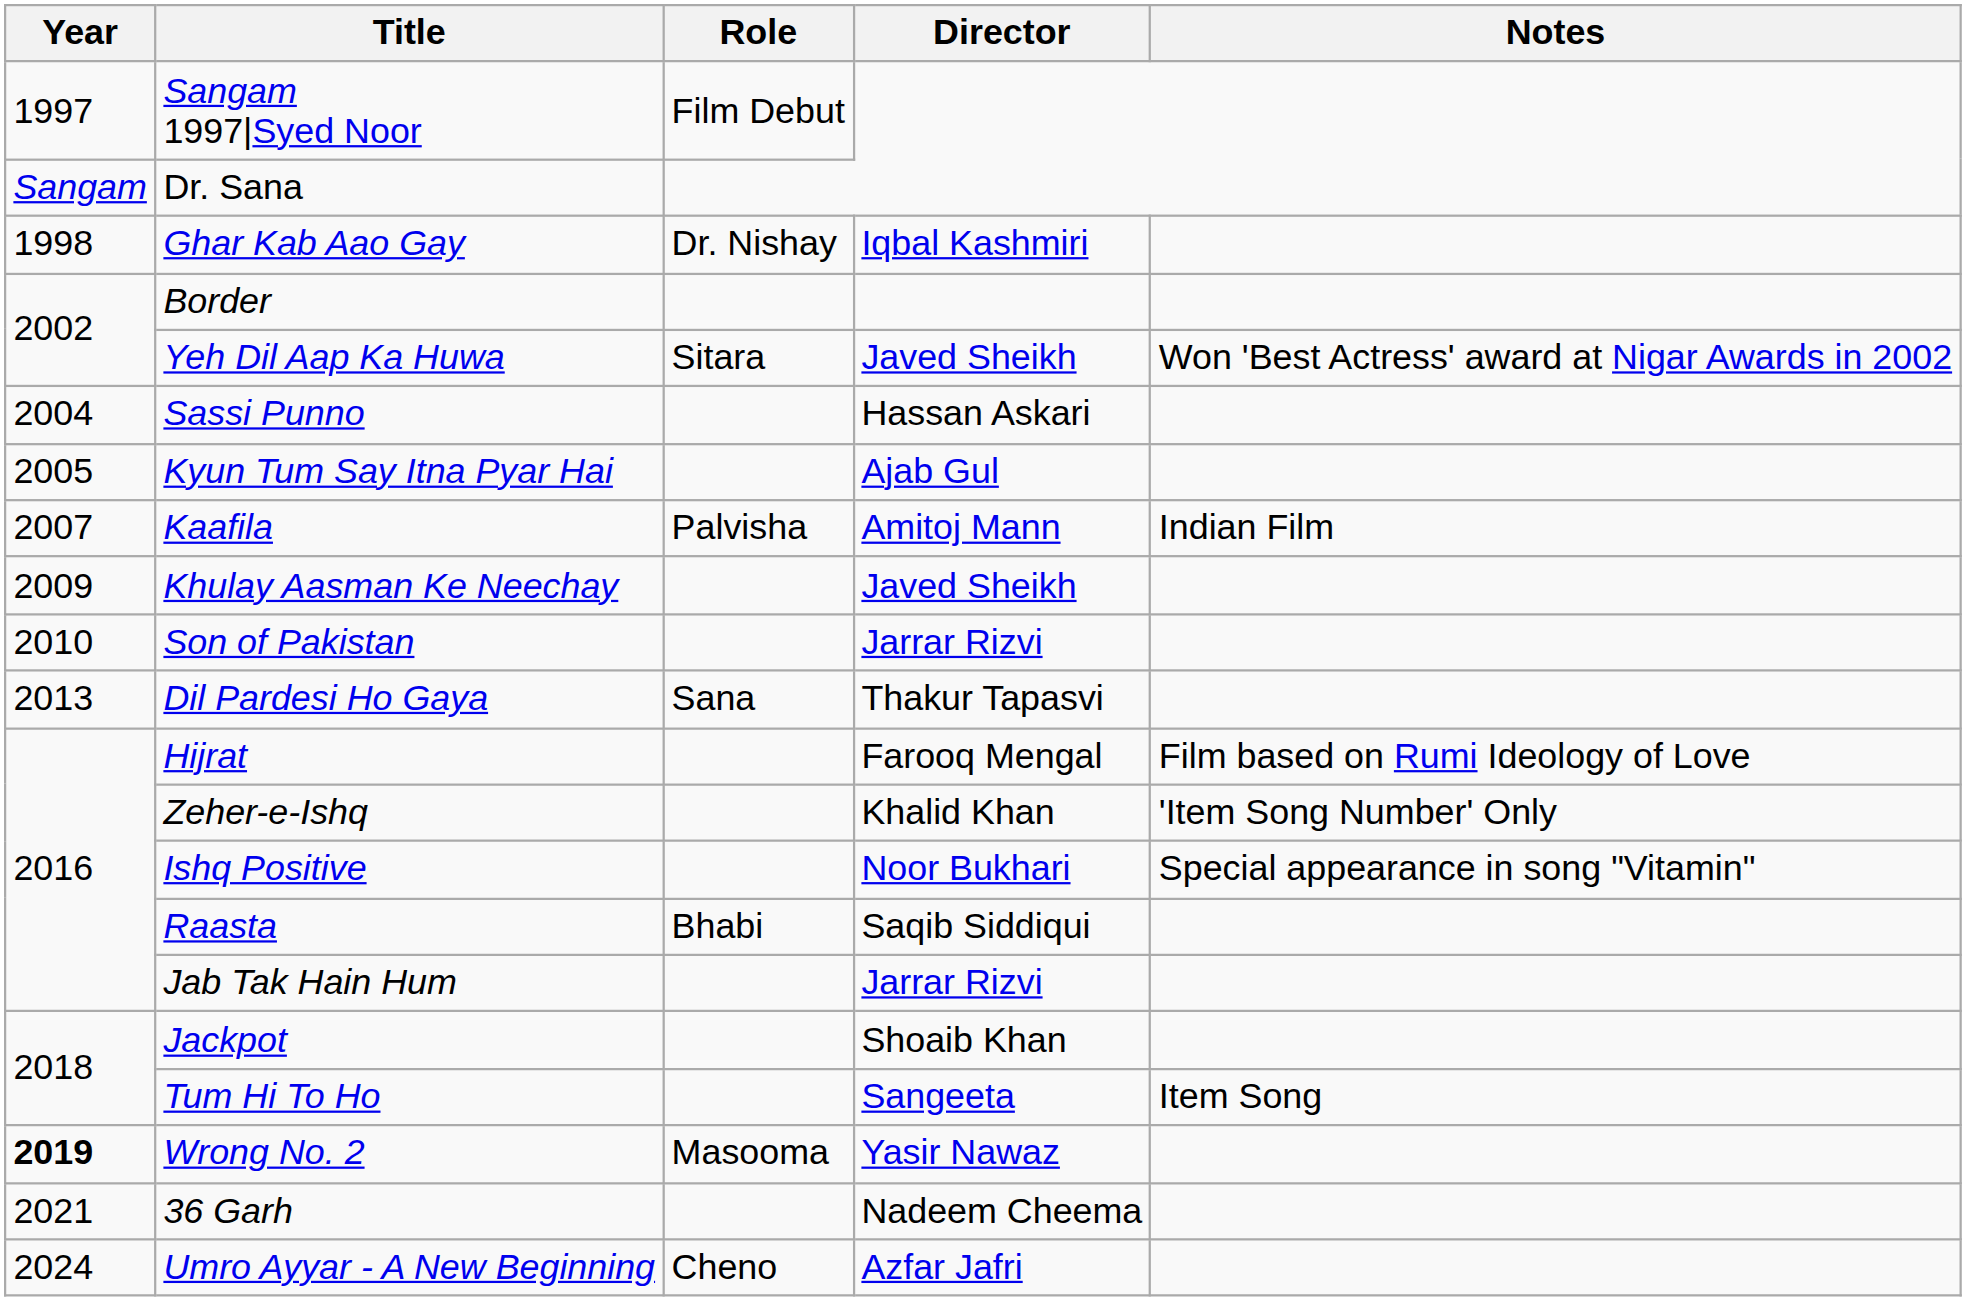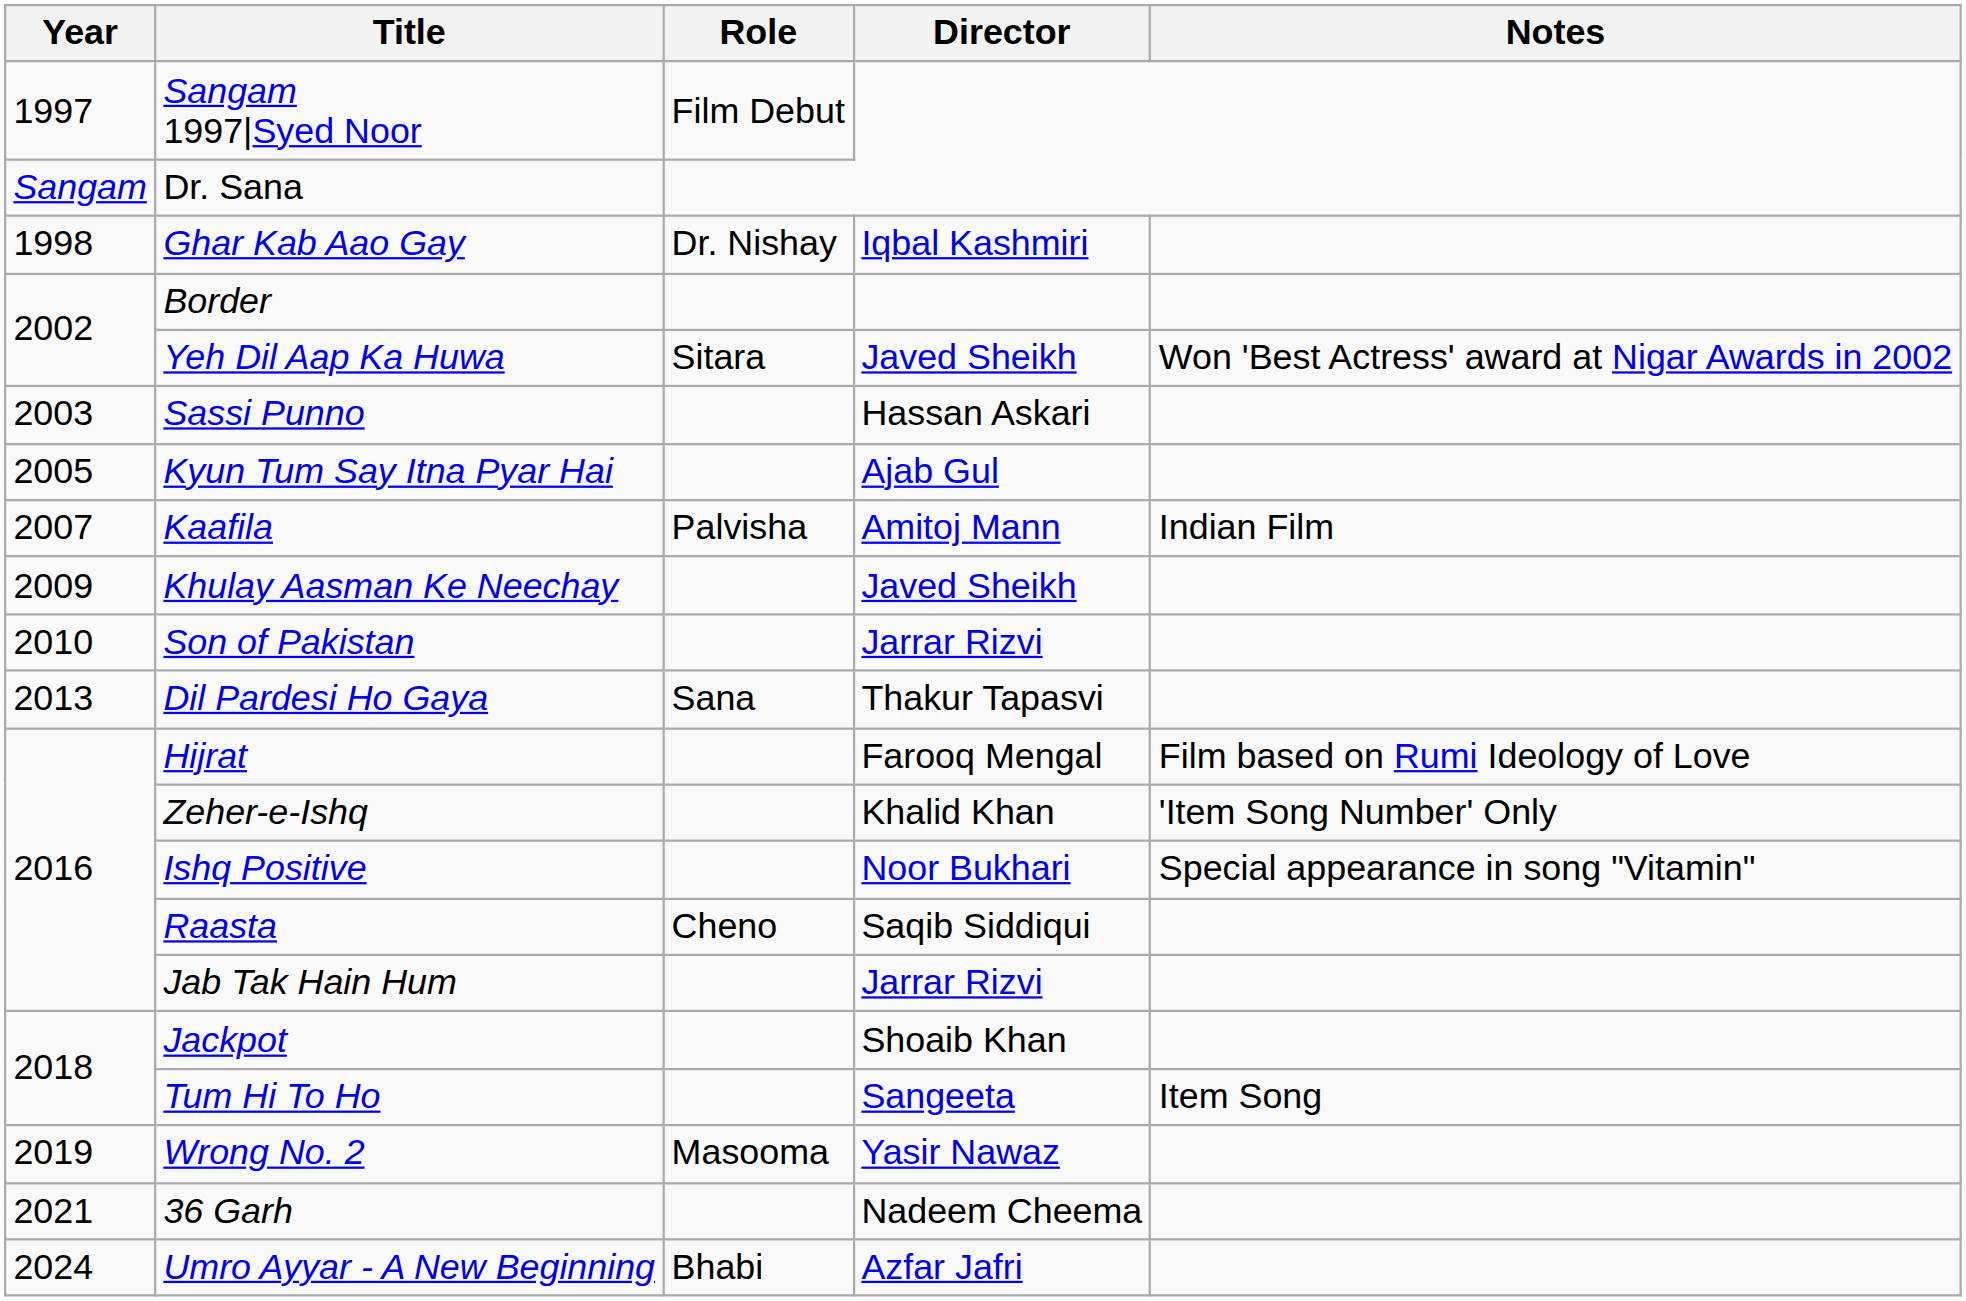(53, 414) 2004 -> (53, 414) 2003
(717, 925) Bhabi -> (724, 925) Cheno
(53, 1153) bold -> (53, 1153) normal
(724, 1266) Cheno -> (717, 1266) Bhabi
